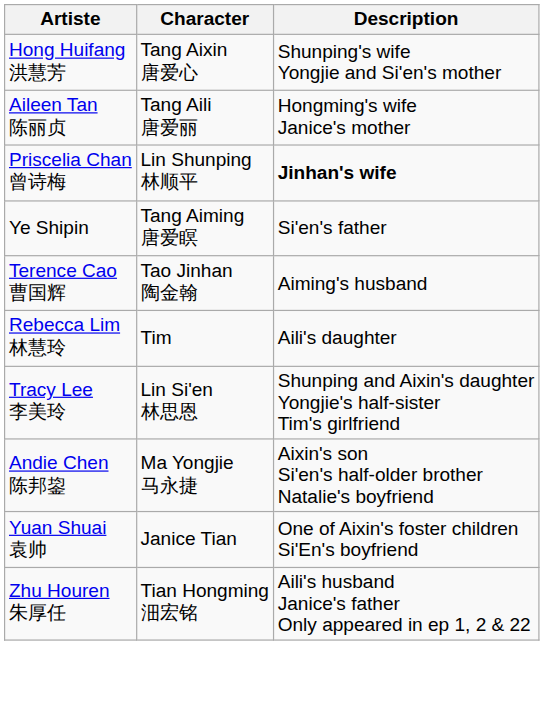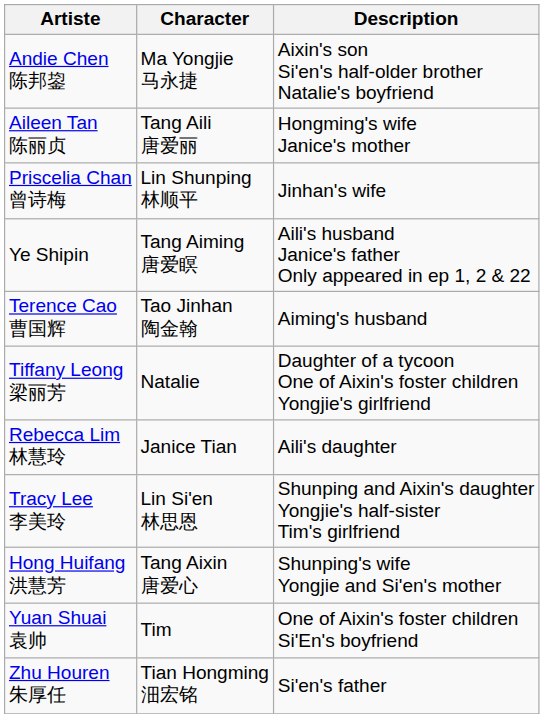rows swapped: (67, 61) <-> (59, 474)
(337, 172) bold -> (332, 190) normal
(332, 227) Si'en's father -> (404, 254) Aili's husband Janice's father Only appeared in ep 1, 2 & 22
+ row: (66, 381)
(156, 338) Tim -> (189, 446) Janice Tian
(189, 539) Janice Tian -> (156, 630) Tim
(404, 603) Aili's husband Janice's father Only appeared in ep 1, 2 & 22 -> (332, 685) Si'en's father
